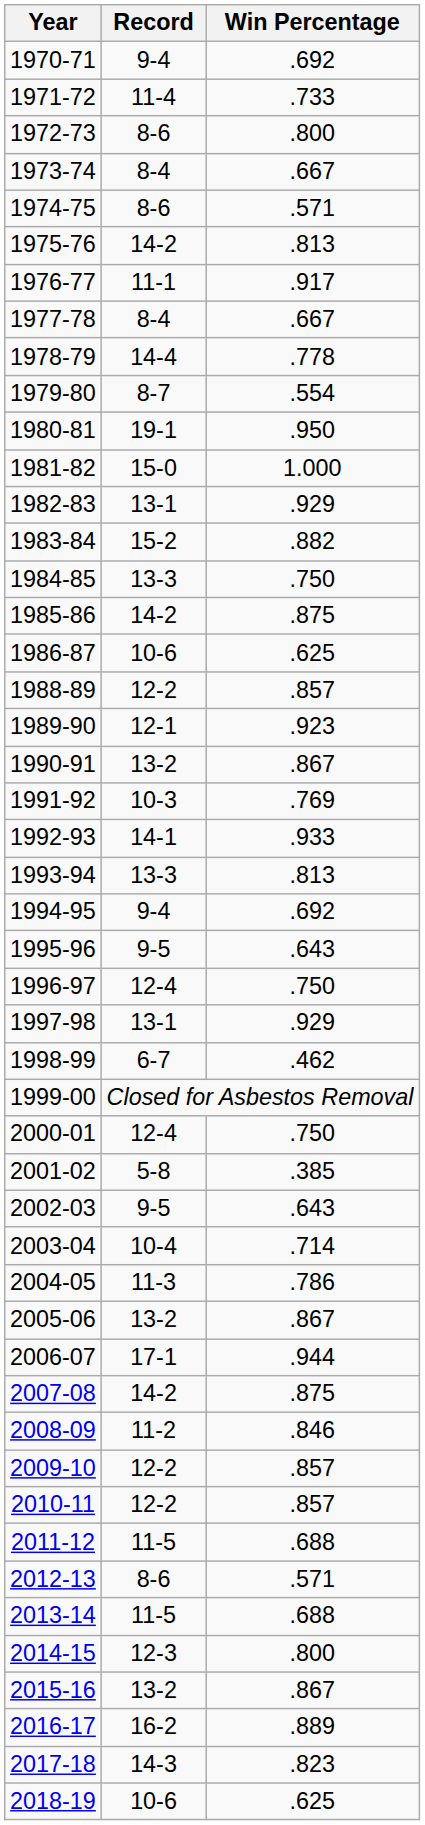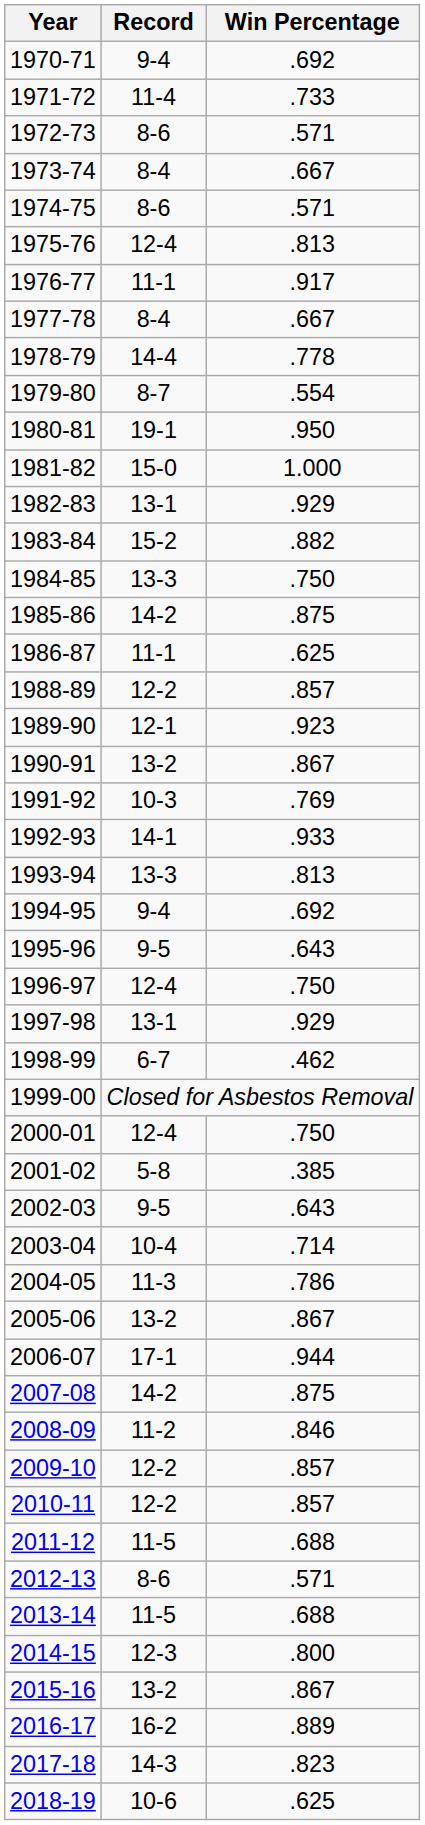(312, 134) .800 -> (312, 134) .571
(154, 245) 14-2 -> (154, 245) 12-4
(154, 652) 10-6 -> (154, 652) 11-1
